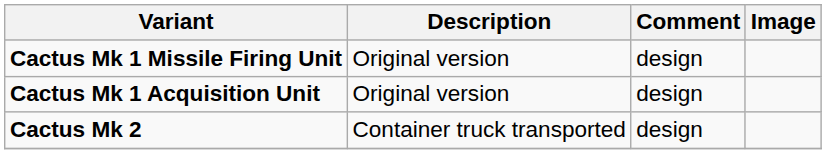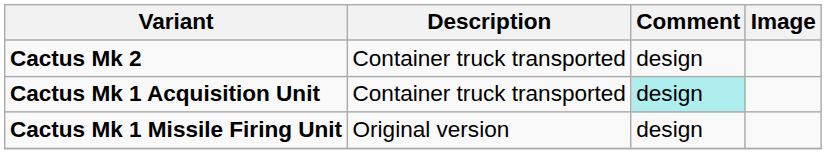rows swapped: (176, 58) <-> (76, 129)
(431, 93) Original version -> (489, 93) Container truck transported
(670, 93) no background -> (670, 93) paleturquoise background
